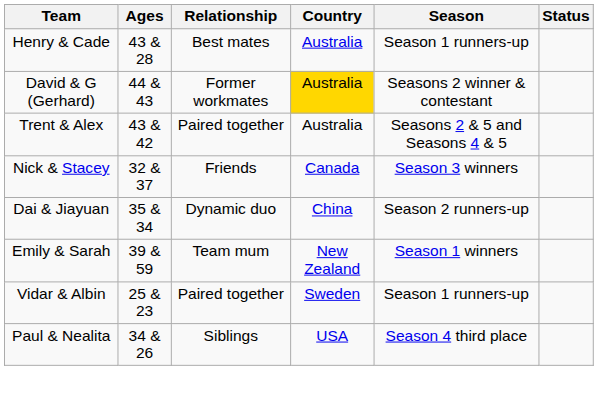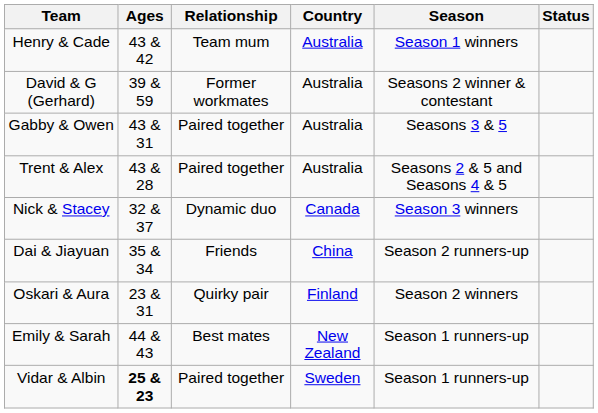(145, 50) 43 & 28 -> (145, 50) 43 & 42
(231, 41) Best mates -> (231, 41) Team mum
(456, 41) Season 1 runners-up -> (456, 41) Season 1 winners
(145, 92) 44 & 43 -> (145, 92) 39 & 59
(332, 83) gold background -> (332, 83) no background
+ row: (61, 125)
(145, 134) 43 & 42 -> (145, 176) 43 & 28
(231, 167) Friends -> (231, 209) Dynamic duo
(231, 209) Dynamic duo -> (231, 251) Friends
+ row: (61, 293)
(145, 260) 39 & 59 -> (145, 344) 44 & 43
(231, 251) Team mum -> (231, 335) Best mates
(456, 251) Season 1 winners -> (456, 335) Season 1 runners-up
(145, 302) normal -> (145, 386) bold
- row: (61, 335)
